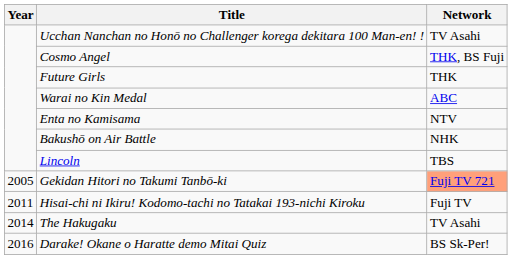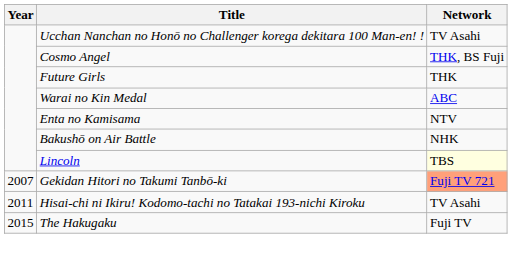(442, 160) no background -> (442, 160) lightyellow background
(21, 181) 2005 -> (21, 181) 2007
(451, 202) Fuji TV -> (455, 202) TV Asahi
(21, 222) 2014 -> (21, 222) 2015
(455, 222) TV Asahi -> (451, 222) Fuji TV
- row: (153, 243)
